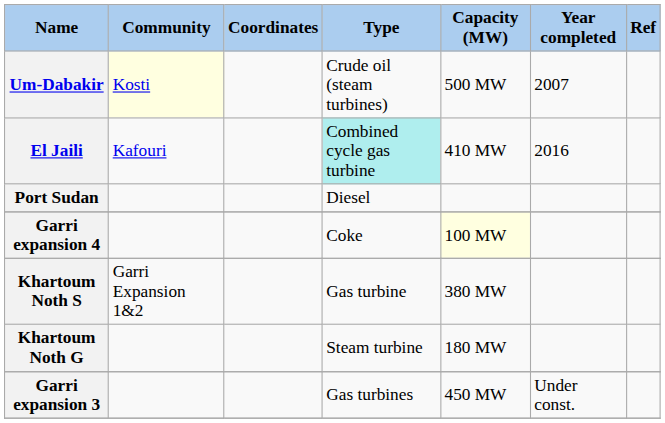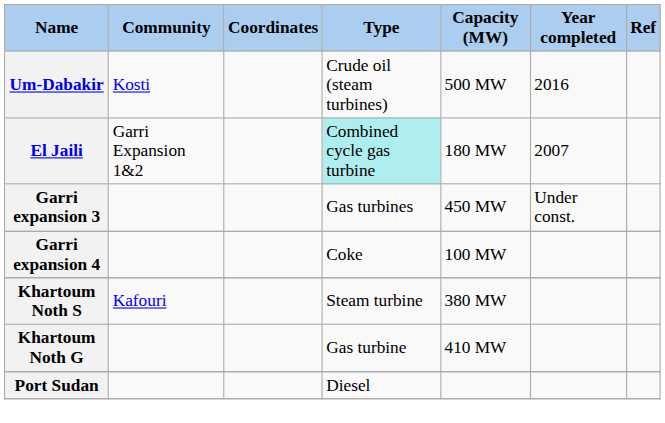(131, 84) lightyellow background -> (131, 84) no background
(552, 84) 2007 -> (552, 84) 2016
(140, 150) Kafouri -> (149, 150) Garri Expansion 1&2
(475, 150) 410 MW -> (475, 150) 180 MW
(552, 150) 2016 -> (552, 150) 2007
rows swapped: (57, 394) <-> (57, 197)
(475, 234) lightyellow background -> (475, 254) no background
(149, 291) Garri Expansion 1&2 -> (140, 301) Kafouri
(366, 291) Gas turbine -> (374, 301) Steam turbine
(374, 347) Steam turbine -> (366, 347) Gas turbine
(475, 347) 180 MW -> (475, 347) 410 MW
